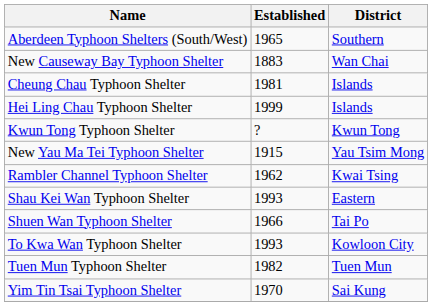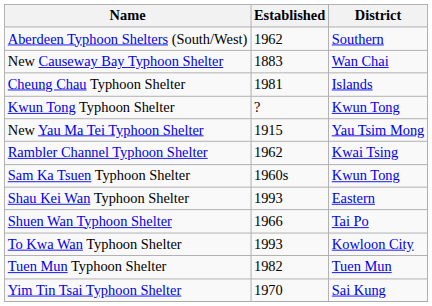(268, 38) 1965 -> (268, 38) 1962
- row: (100, 107)
+ row: (99, 175)
